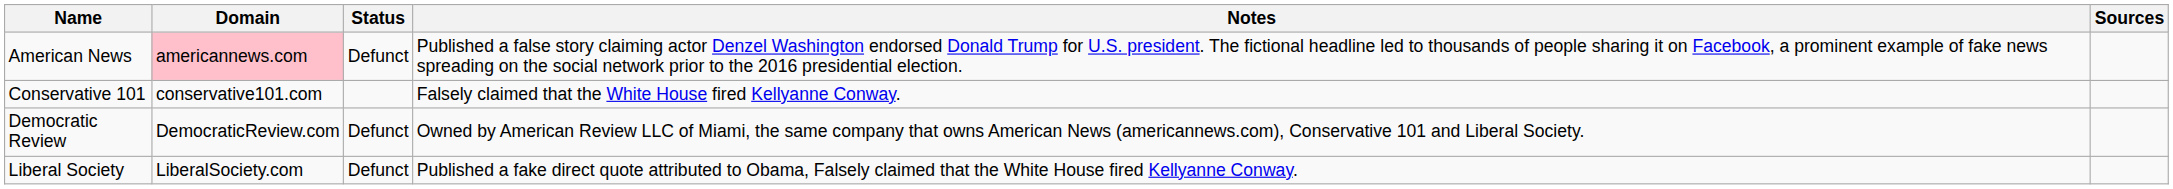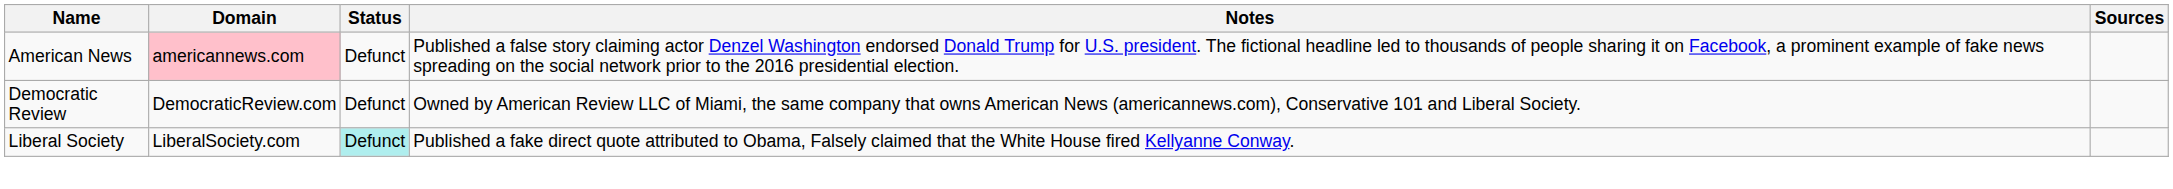- row: (77, 94)
(378, 169) no background -> (375, 141) paleturquoise background
